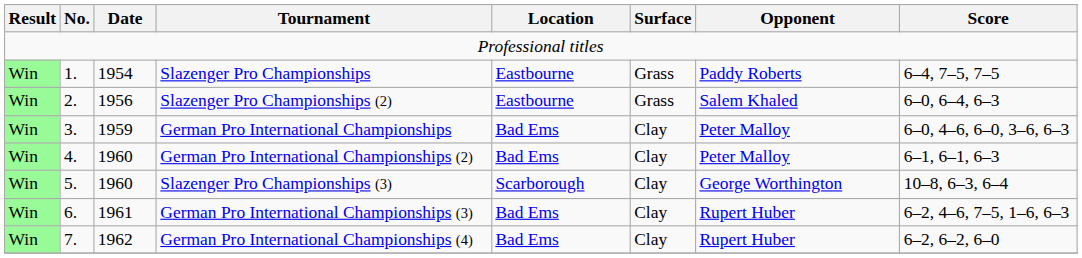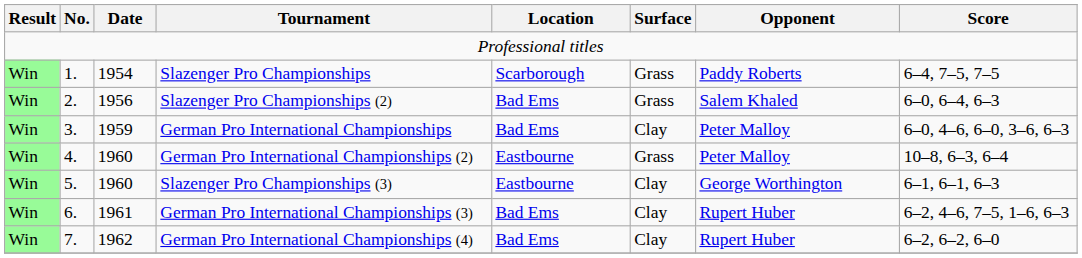(535, 73) Eastbourne -> (540, 73) Scarborough
(535, 101) Eastbourne -> (527, 101) Bad Ems
(527, 156) Bad Ems -> (535, 156) Eastbourne
(651, 156) Clay -> (654, 156) Grass
(952, 156) 6–1, 6–1, 6–3 -> (956, 156) 10–8, 6–3, 6–4
(540, 184) Scarborough -> (535, 184) Eastbourne
(956, 184) 10–8, 6–3, 6–4 -> (952, 184) 6–1, 6–1, 6–3
